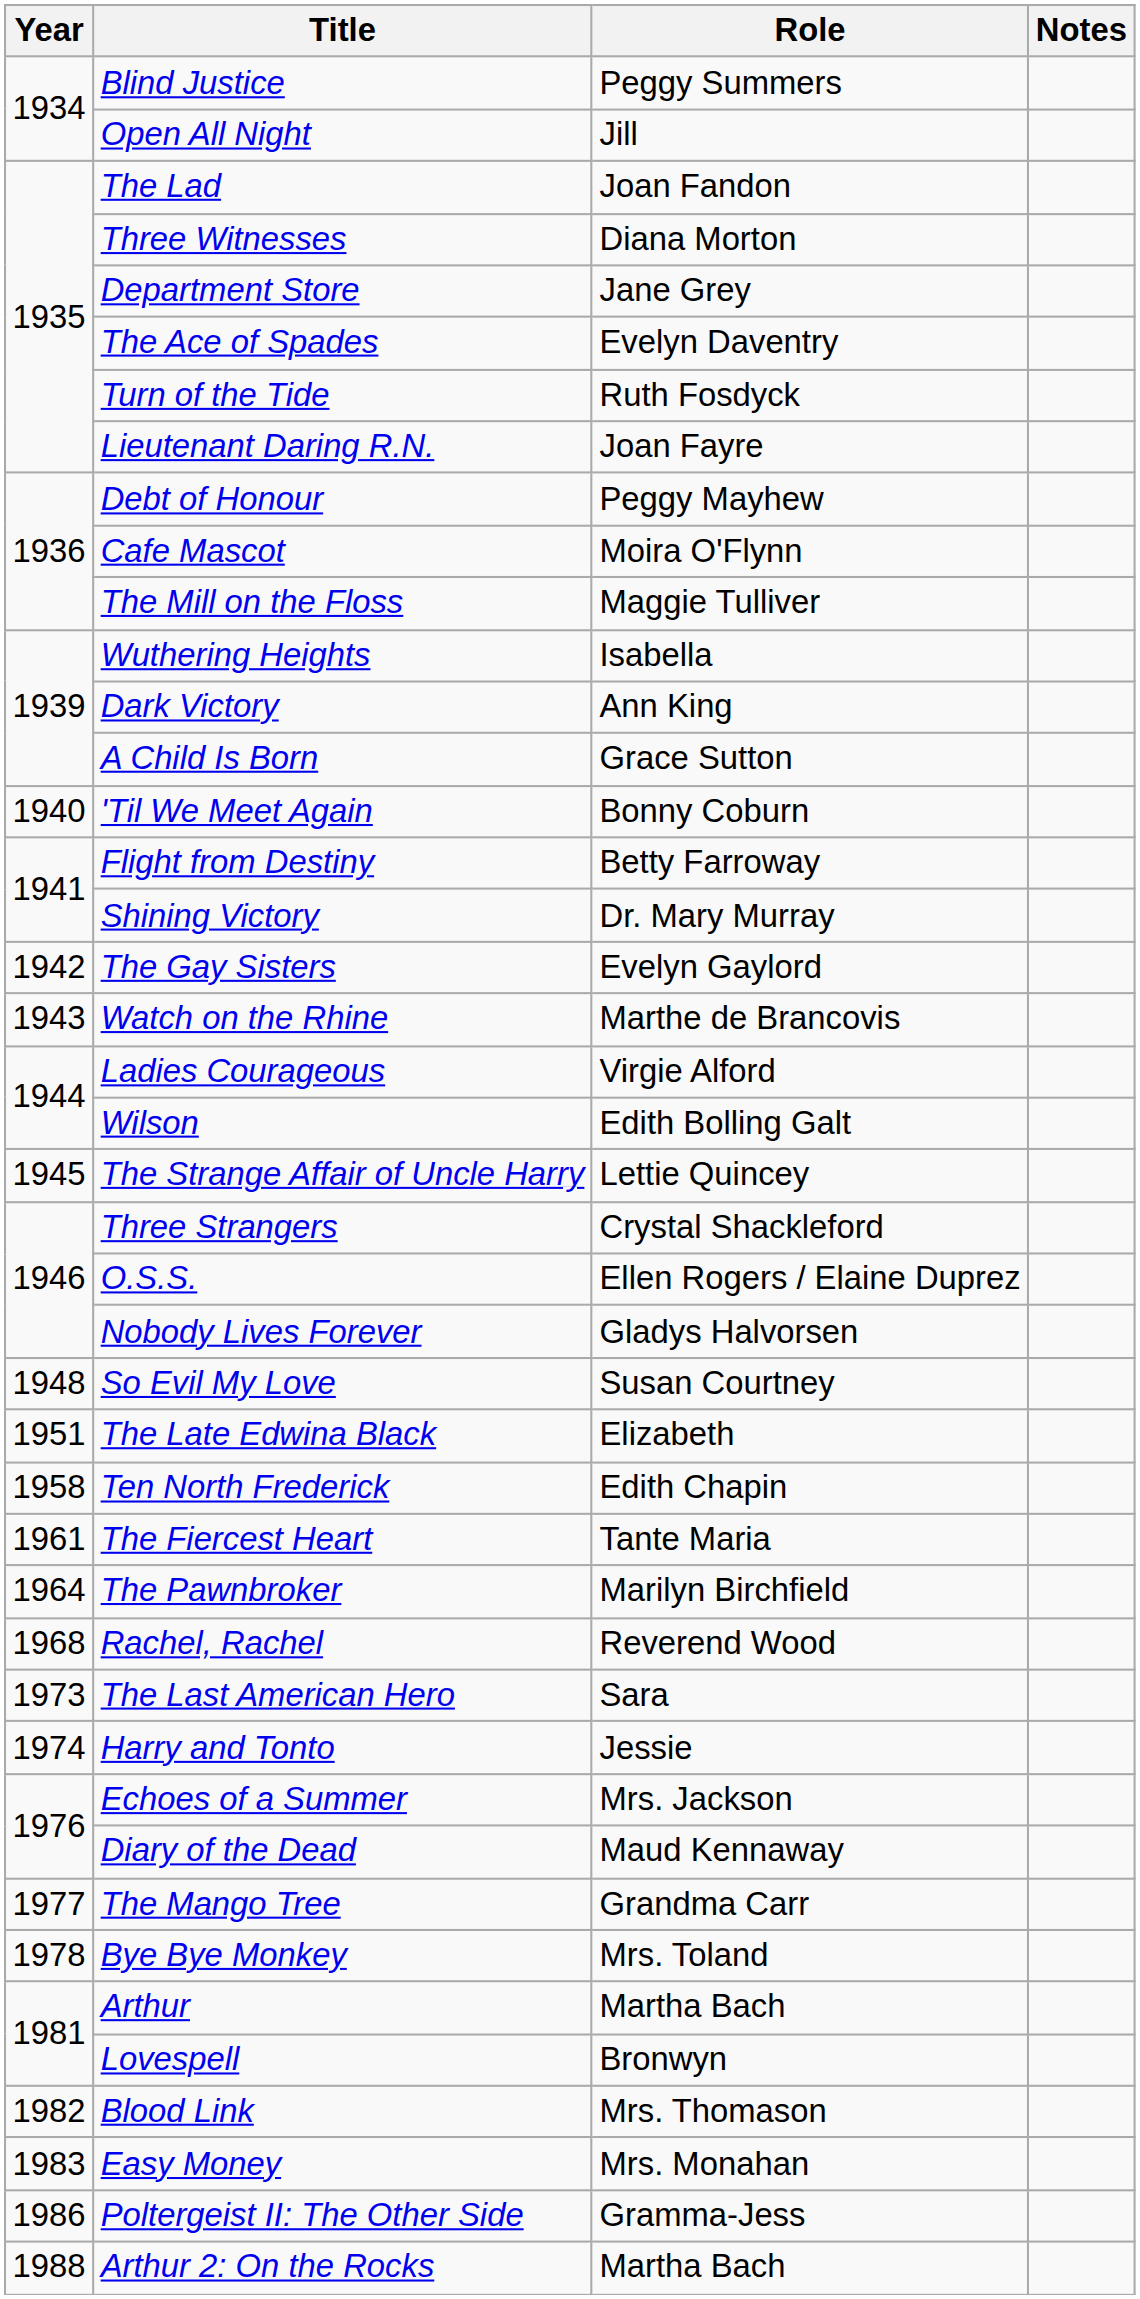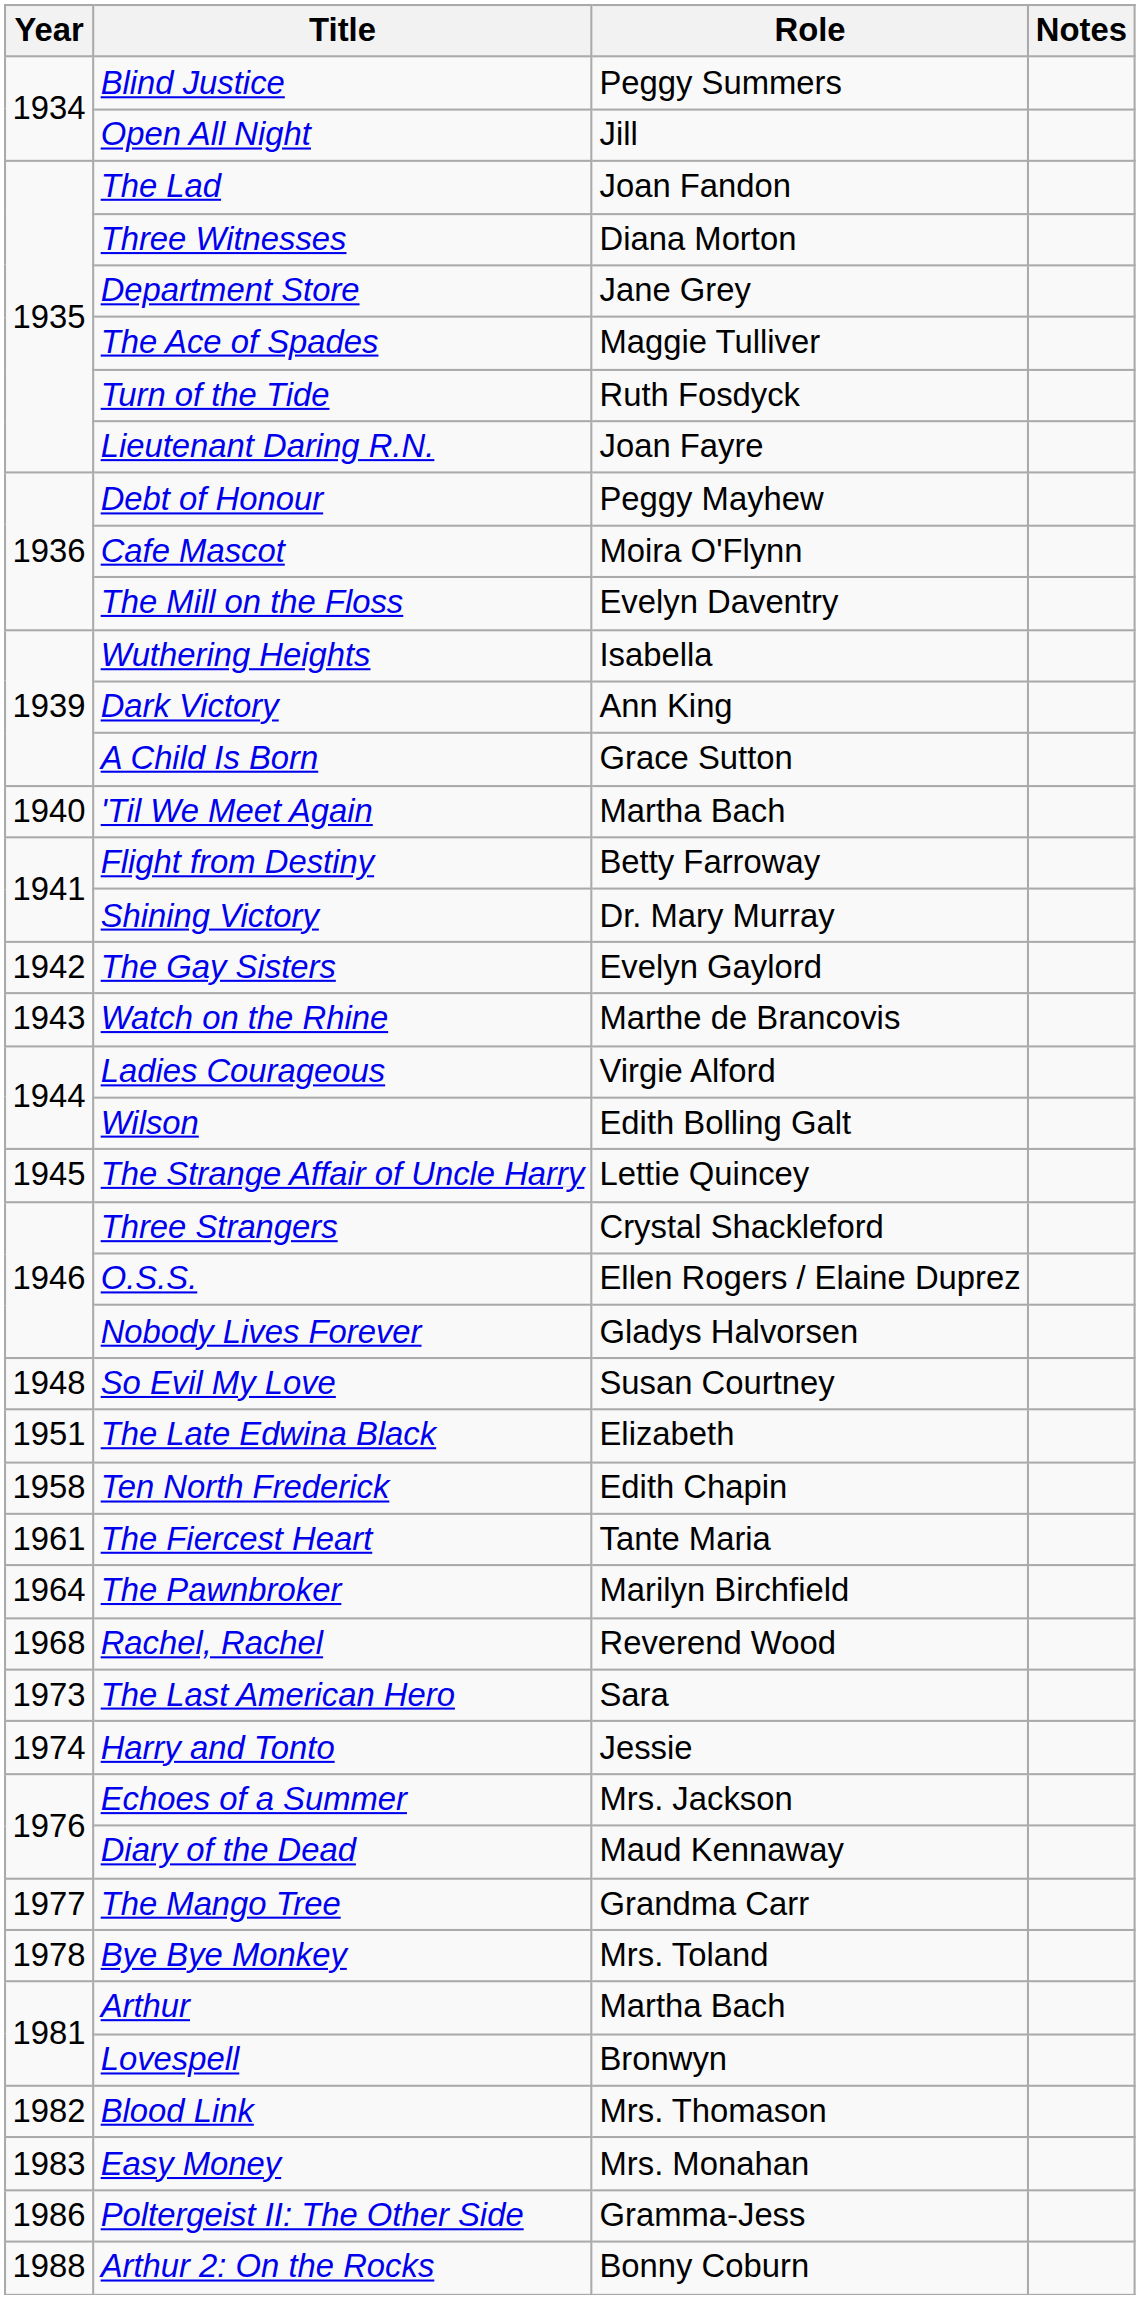(719, 342) Evelyn Daventry -> (710, 342) Maggie Tulliver
(710, 602) Maggie Tulliver -> (719, 602) Evelyn Daventry
(704, 810) Bonny Coburn -> (692, 810) Martha Bach
(692, 2267) Martha Bach -> (704, 2267) Bonny Coburn
